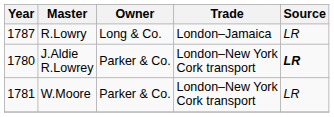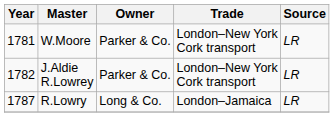rows swapped: (66, 94) <-> (64, 34)
(21, 61) 1780 -> (21, 75) 1782
(292, 61) bold -> (291, 75) normal
